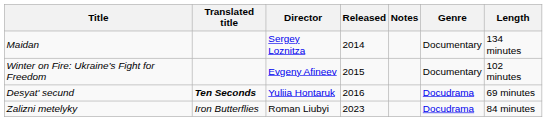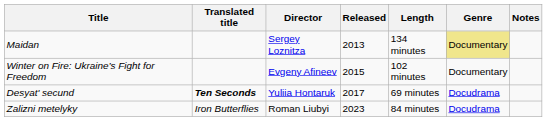columns swapped: (513, 17) <-> (404, 17)
(354, 44) 2014 -> (354, 44) 2013
(452, 44) no background -> (478, 44) khaki background
(354, 93) 2016 -> (354, 93) 2017
